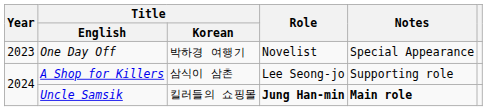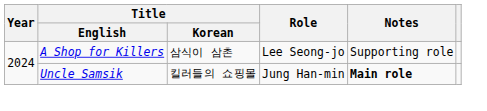- row: (78, 52)
(303, 95) bold -> (303, 74) normal
